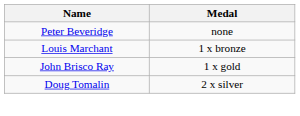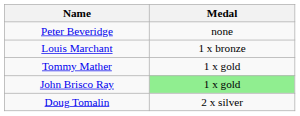+ row: (77, 66)
(222, 66) no background -> (222, 84) lightgreen background
